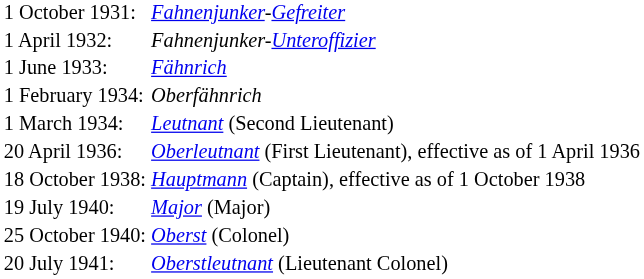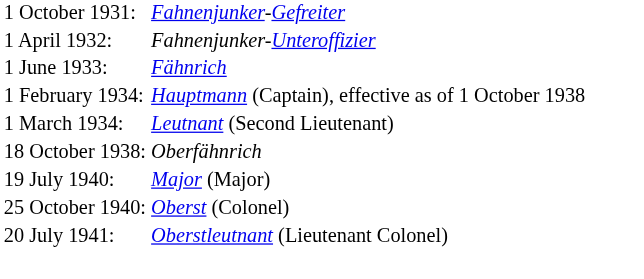(206, 95) Oberfähnrich -> (368, 95) Hauptmann (Captain), effective as of 1 October 1938
- row: (63, 151)
(368, 179) Hauptmann (Captain), effective as of 1 October 1938 -> (206, 151) Oberfähnrich
